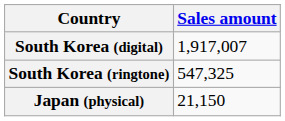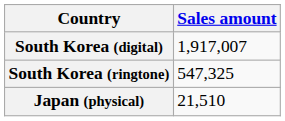(201, 101) 21,150 -> (201, 101) 21,510
